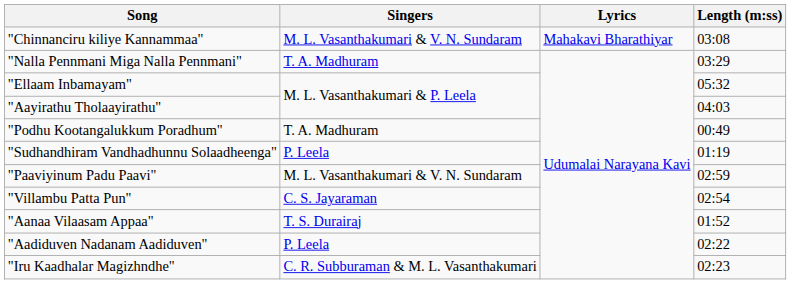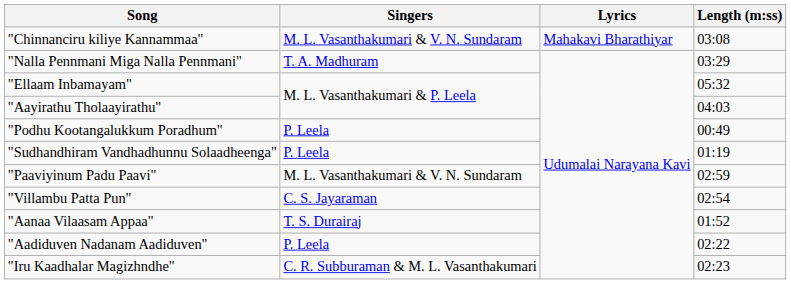(331, 130) T. A. Madhuram -> (306, 130) P. Leela
